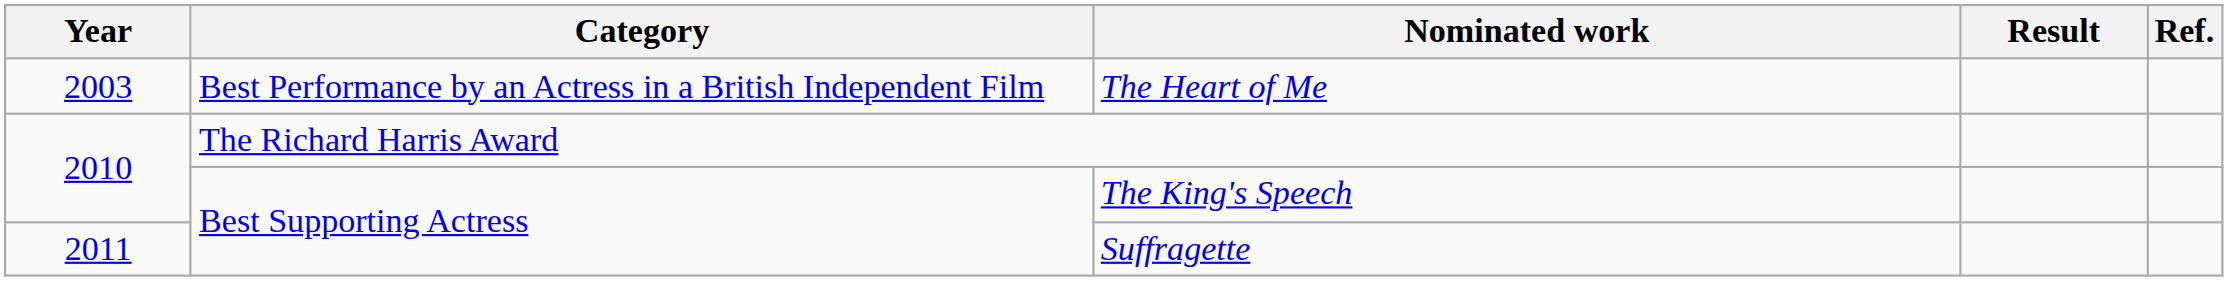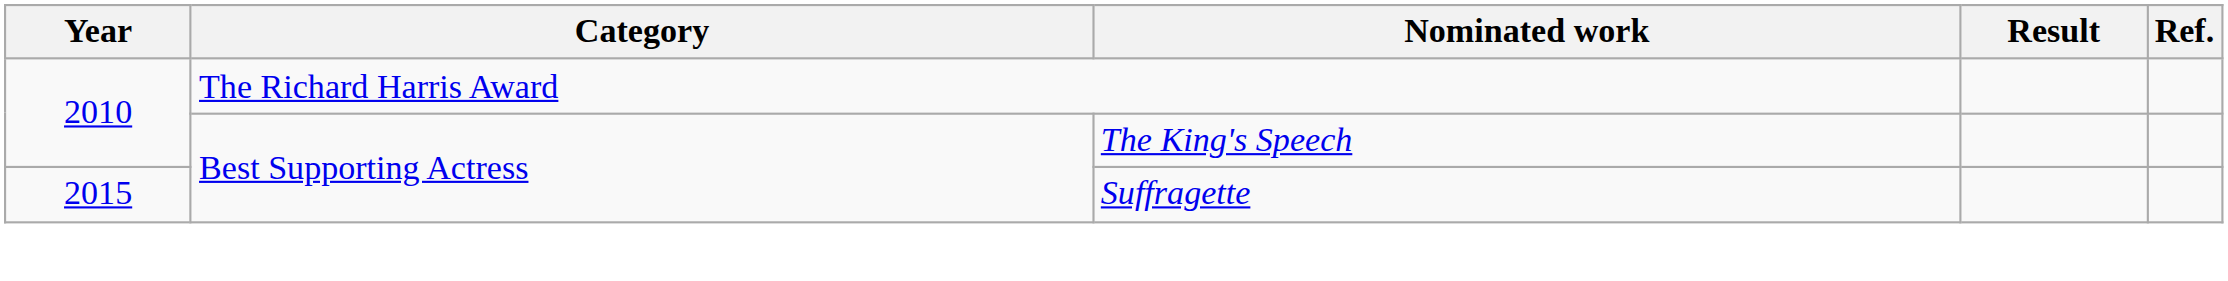- row: (1214, 85)
(98, 247) 2011 -> (98, 193) 2015
